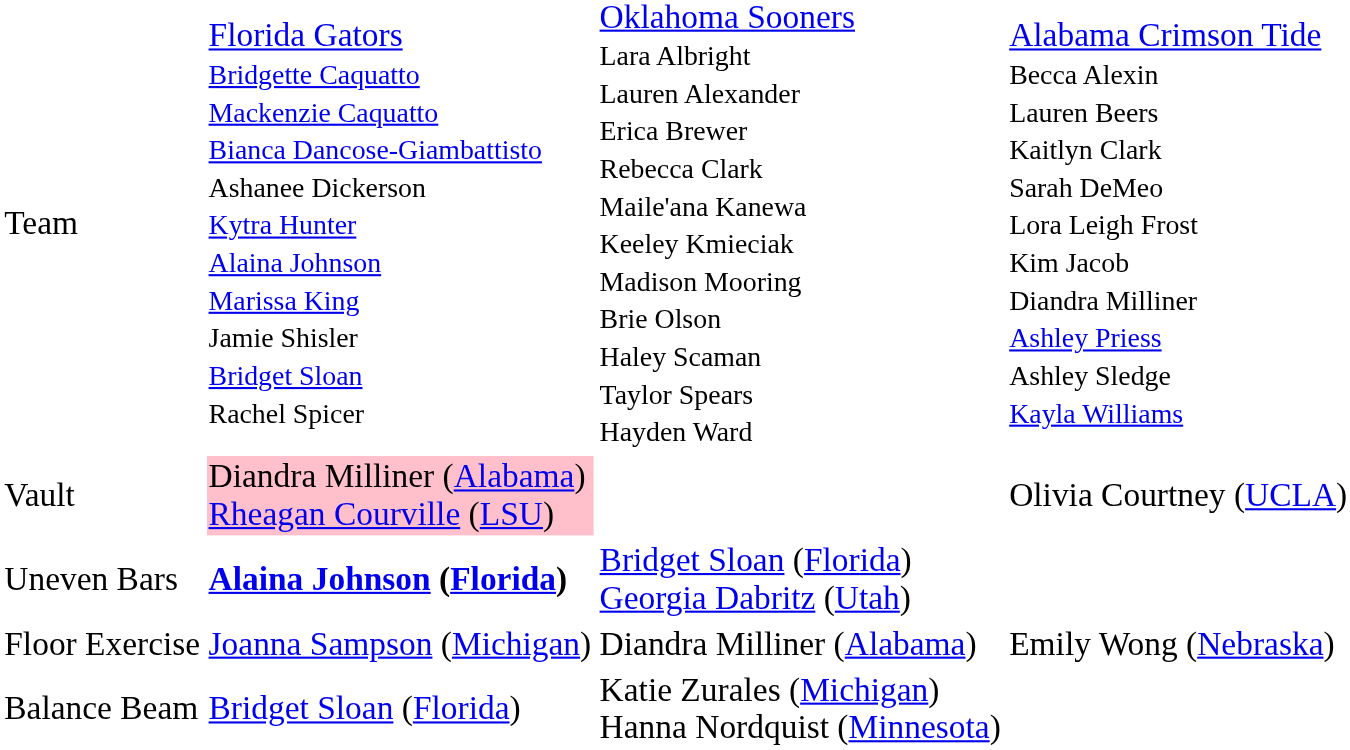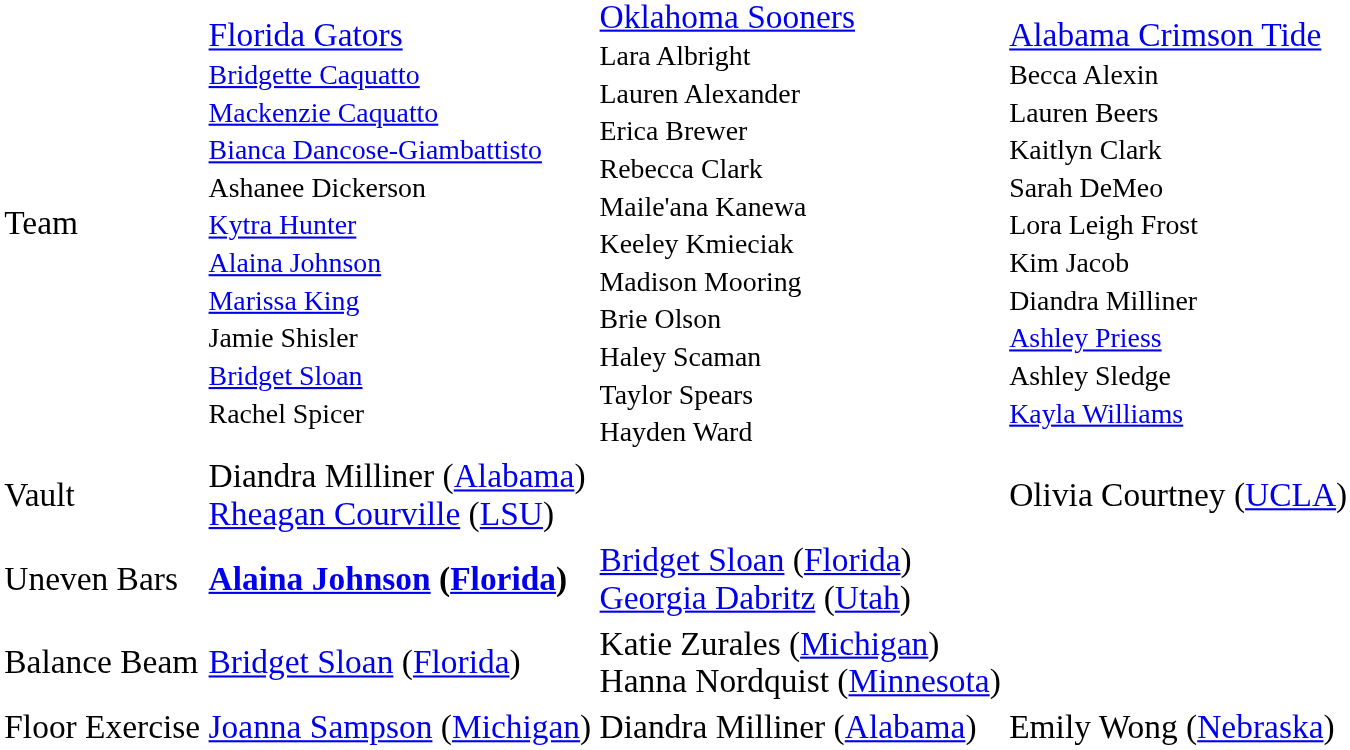(397, 495) pink background -> (397, 495) no background
rows swapped: (101, 708) <-> (102, 643)
